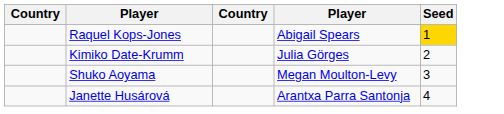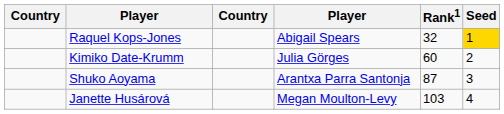+ column: (442, 16)
(337, 75) Megan Moulton-Levy -> (344, 79) Arantxa Parra Santonja
(344, 95) Arantxa Parra Santonja -> (337, 99) Megan Moulton-Levy
